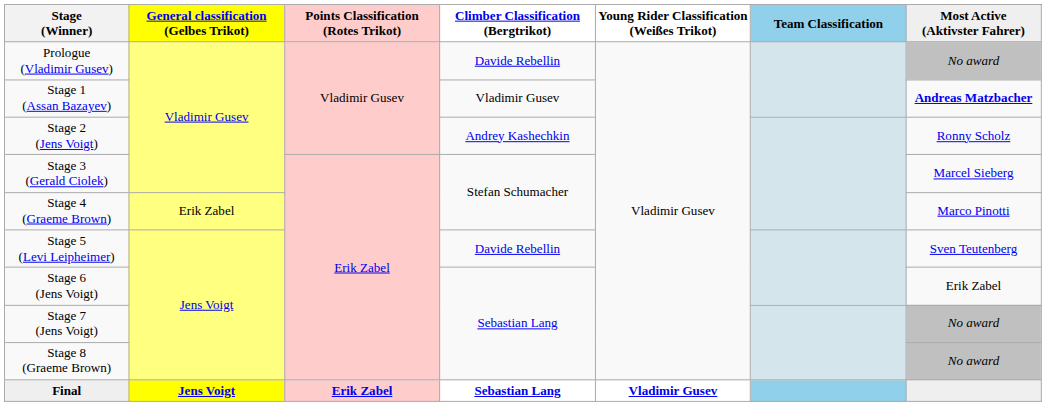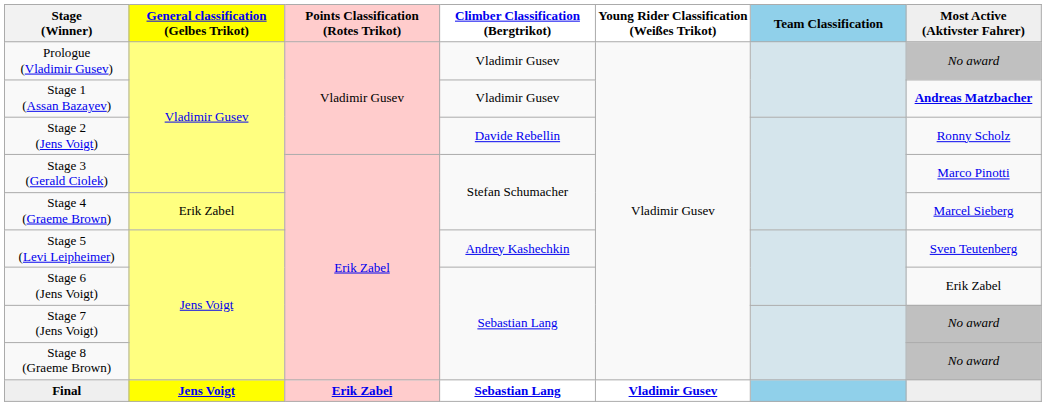(517, 61) Davide Rebellin -> (517, 61) Vladimir Gusev
(517, 136) Andrey Kashechkin -> (517, 136) Davide Rebellin
(973, 173) Marcel Sieberg -> (973, 173) Marco Pinotti
(973, 211) Marco Pinotti -> (973, 211) Marcel Sieberg
(517, 248) Davide Rebellin -> (517, 248) Andrey Kashechkin
